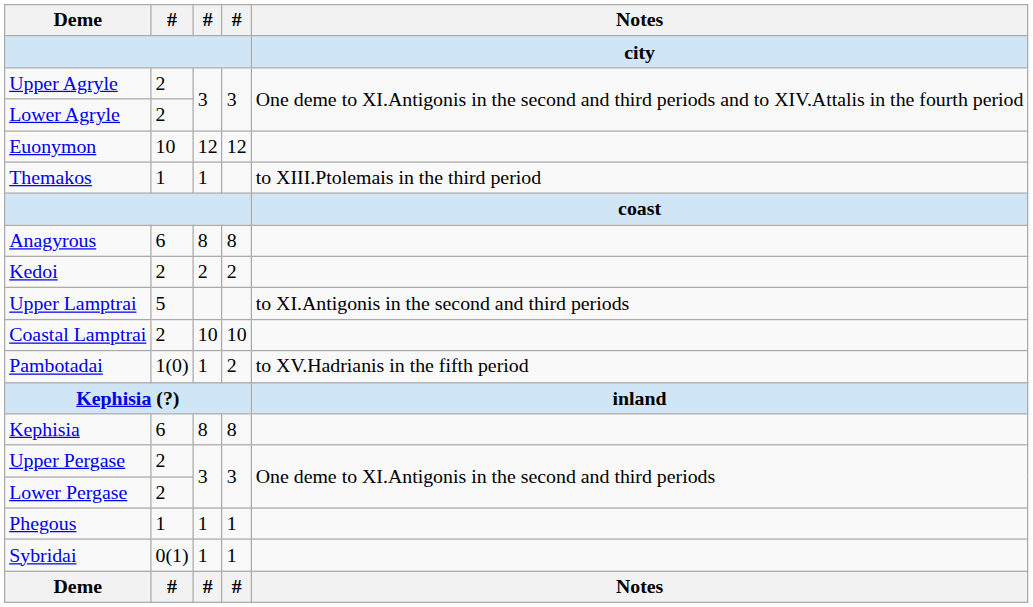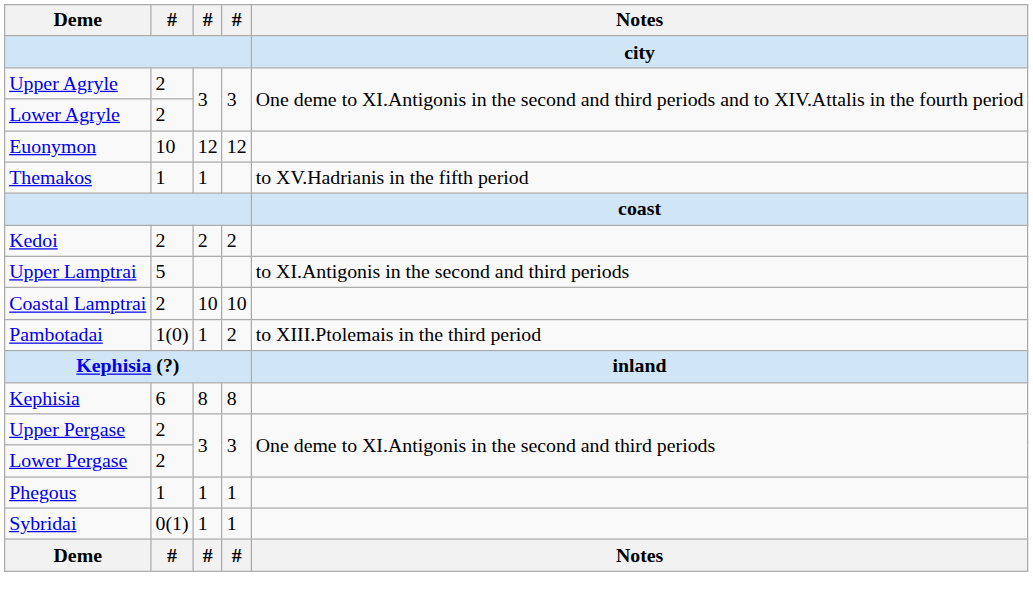(398, 177) to XIII.Ptolemais in the third period -> (392, 177) to XV.Hadrianis in the fifth period
- row: (53, 240)
(392, 366) to XV.Hadrianis in the fifth period -> (398, 334) to XIII.Ptolemais in the third period
